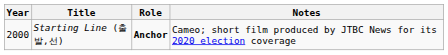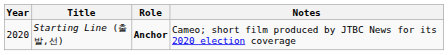(18, 35) 2000 -> (18, 35) 2020
